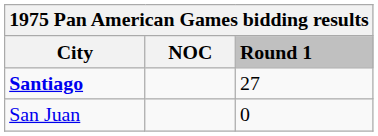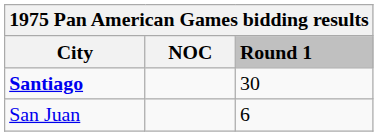(250, 83) 27 -> (250, 83) 30
(245, 114) 0 -> (245, 114) 6
